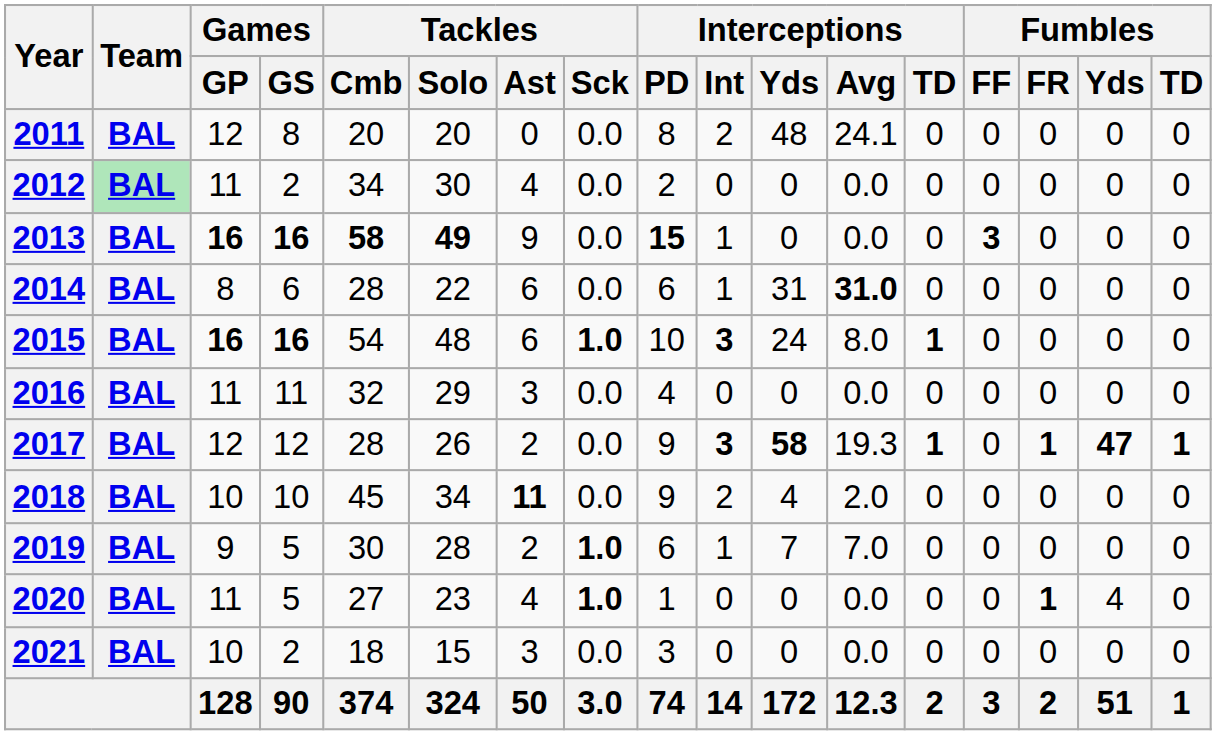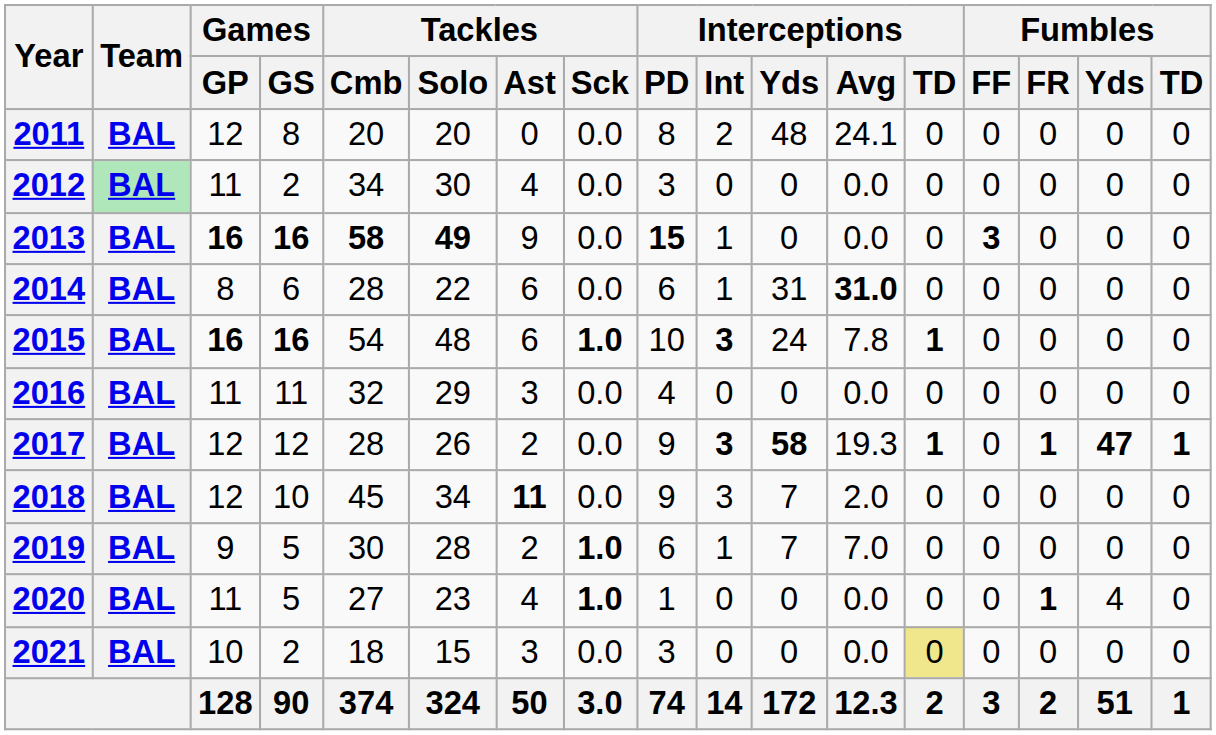(667, 185) 2 -> (667, 185) 3
(866, 340) 8.0 -> (866, 340) 7.8
(225, 496) 10 -> (225, 496) 12
(724, 496) 2 -> (724, 496) 3
(789, 496) 4 -> (789, 496) 7
(934, 651) no background -> (934, 651) khaki background
